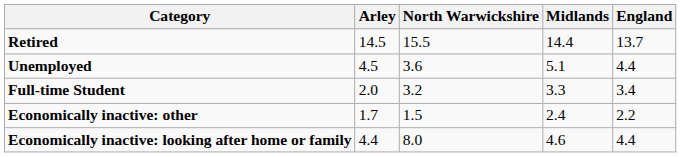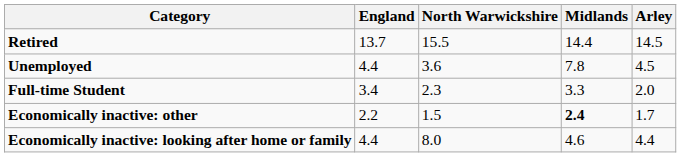columns swapped: (377, 16) <-> (644, 16)
(556, 66) 5.1 -> (575, 66) 7.8
(413, 90) 3.2 -> (432, 90) 2.3
(556, 115) normal -> (575, 115) bold
